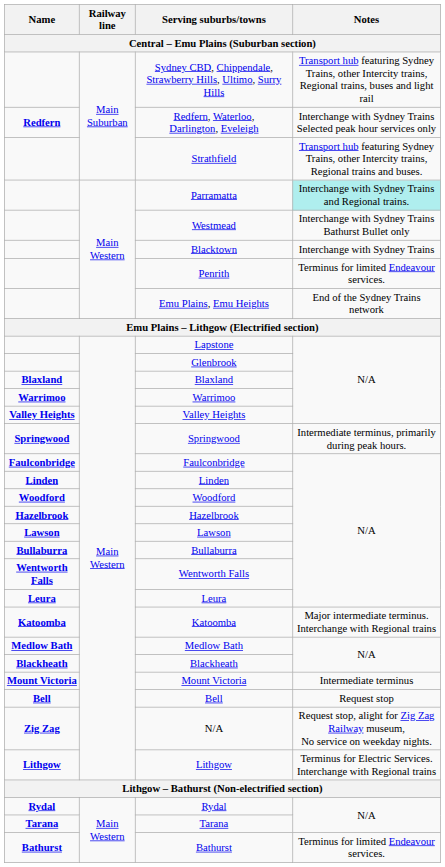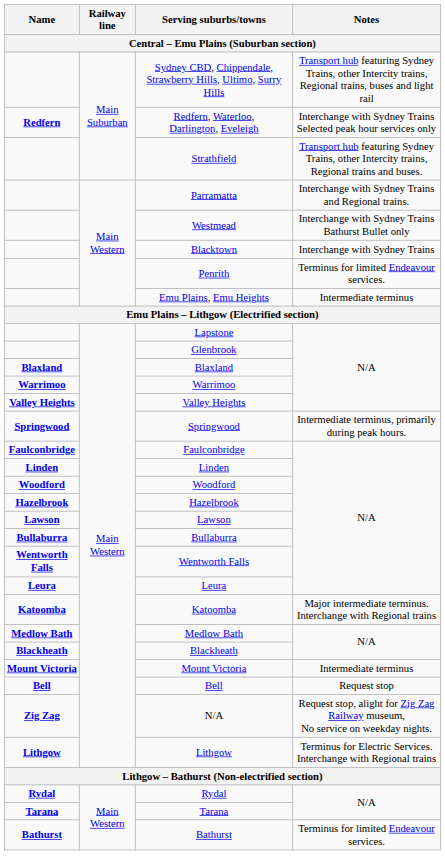(367, 195) paleturquoise background -> (367, 195) no background
(367, 303) End of the Sydney Trains network -> (367, 297) Intermediate terminus
